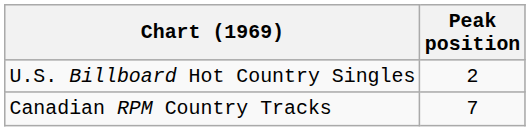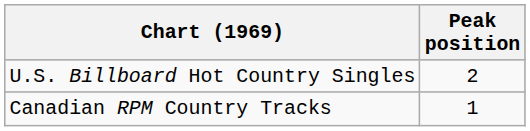(473, 109) 7 -> (473, 109) 1
